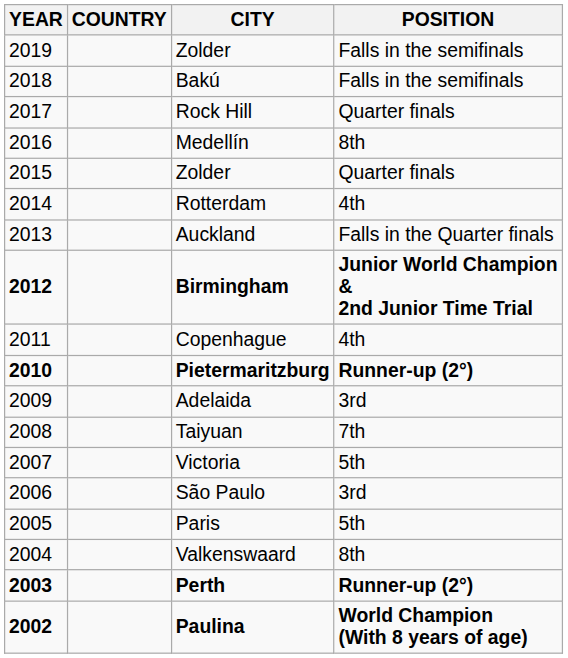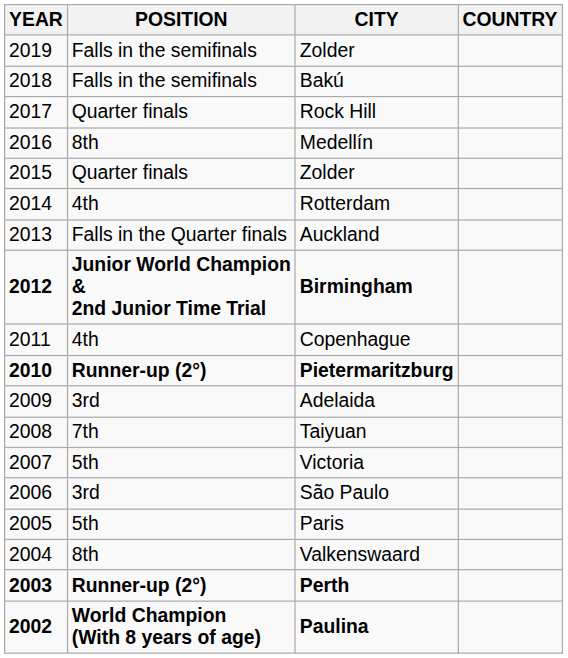columns swapped: (119, 19) <-> (448, 19)
